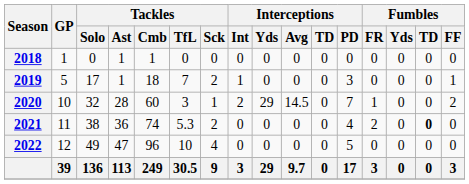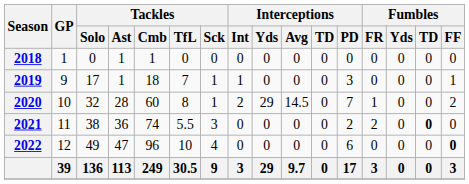(64, 80) 5 -> (64, 80) 9
(214, 80) 2 -> (214, 80) 1
(185, 102) 3 -> (185, 102) 8
(185, 124) 5.3 -> (185, 124) 5.5
(214, 124) 2 -> (214, 124) 3
(350, 124) 4 -> (350, 124) 2
(350, 146) 5 -> (350, 146) 6
(453, 146) normal -> (453, 146) bold
